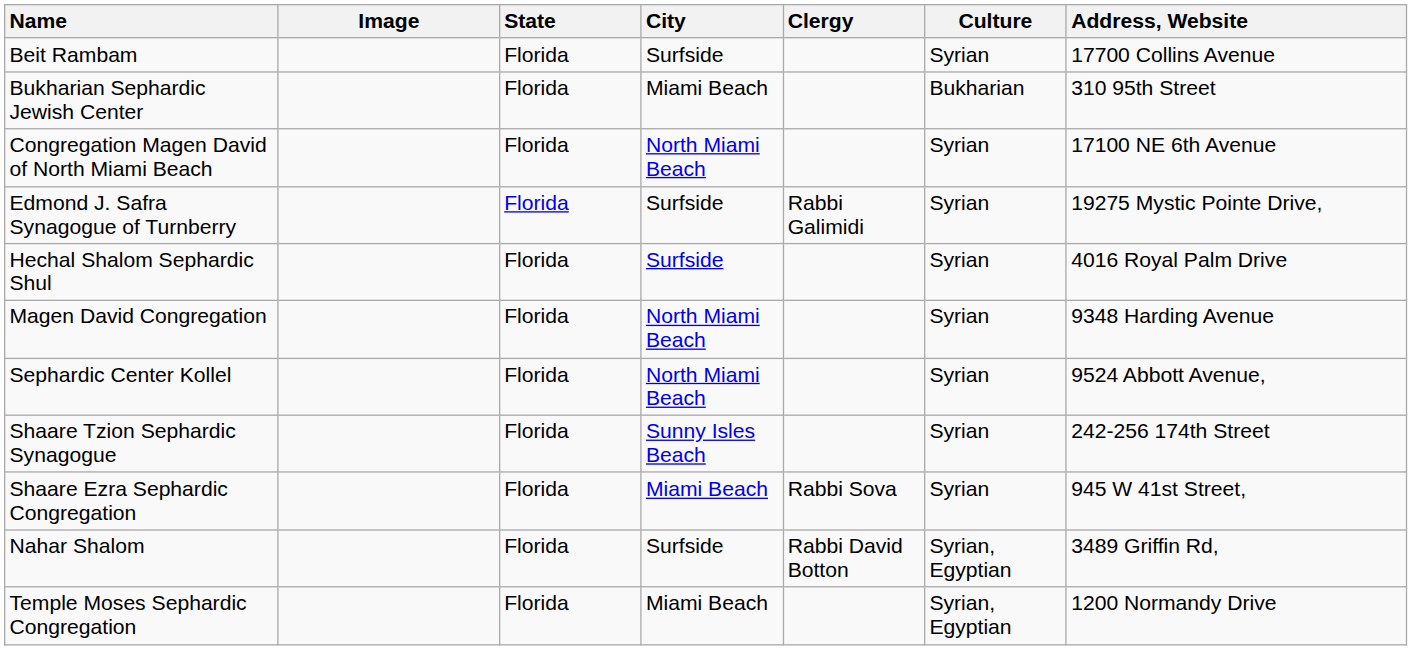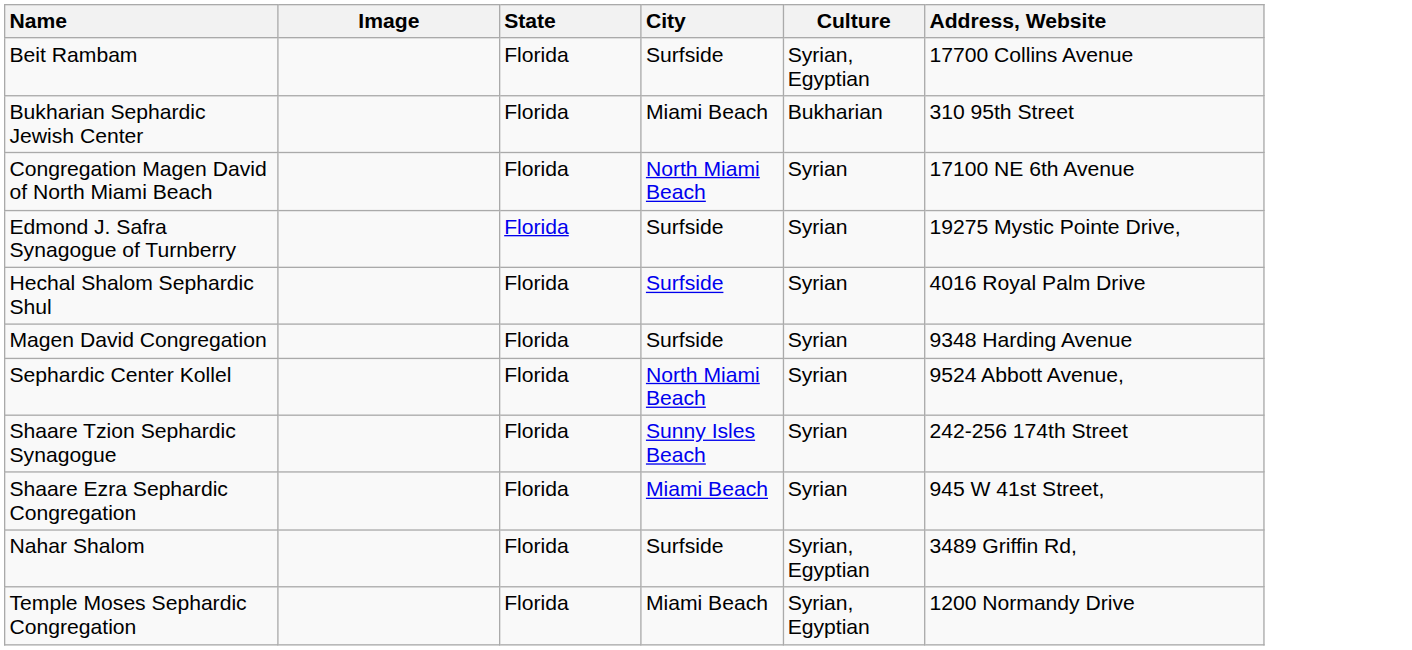- column: (821, 21)
(959, 54) Syrian -> (829, 66) Syrian, Egyptian
(703, 329) North Miami Beach -> (685, 341) Surfside
